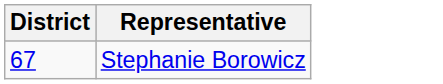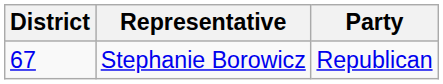+ column: (374, 22)
